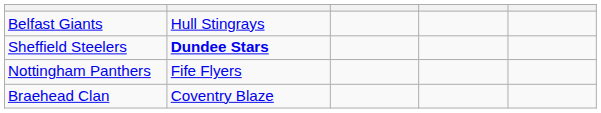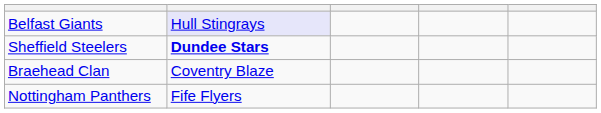(218, 23) no background -> (218, 23) lavender background
rows swapped: (59, 95) <-> (79, 71)
